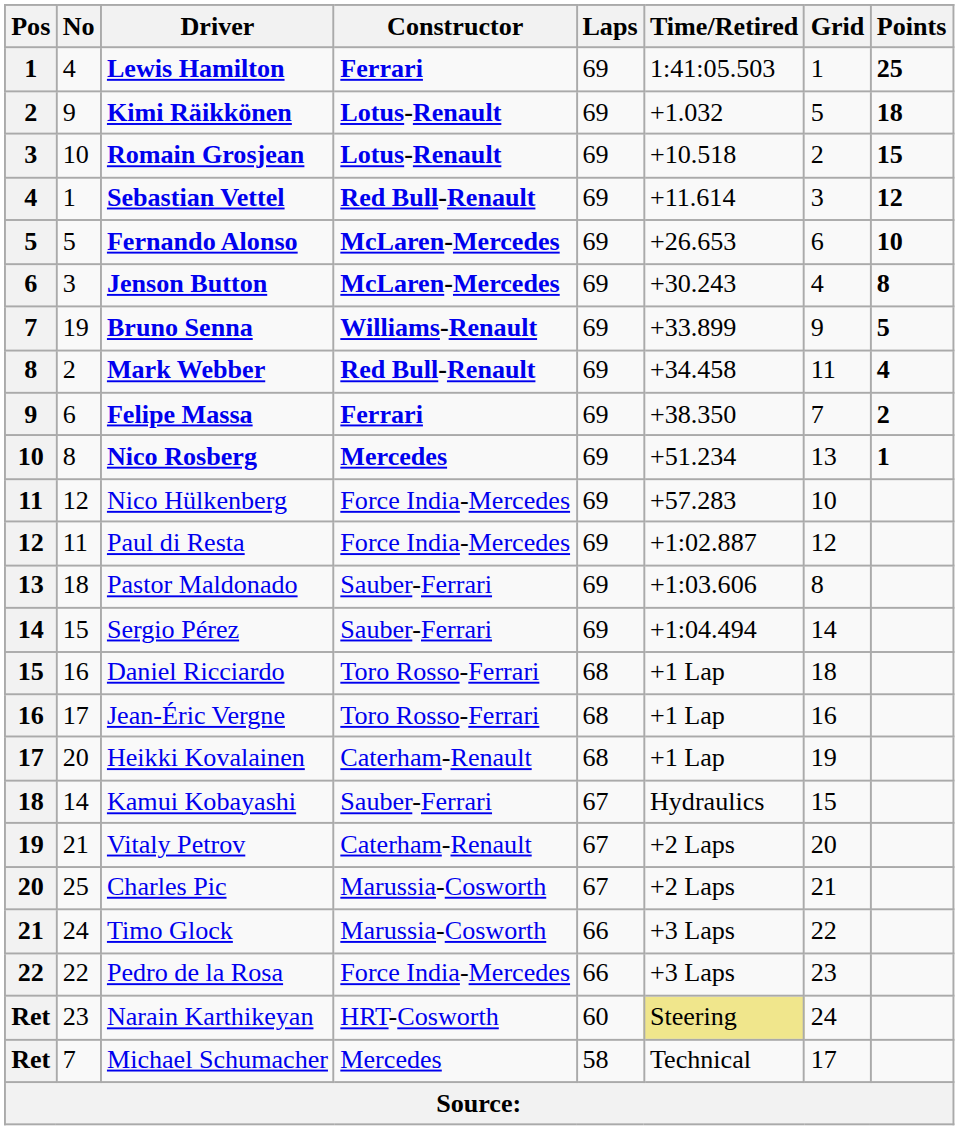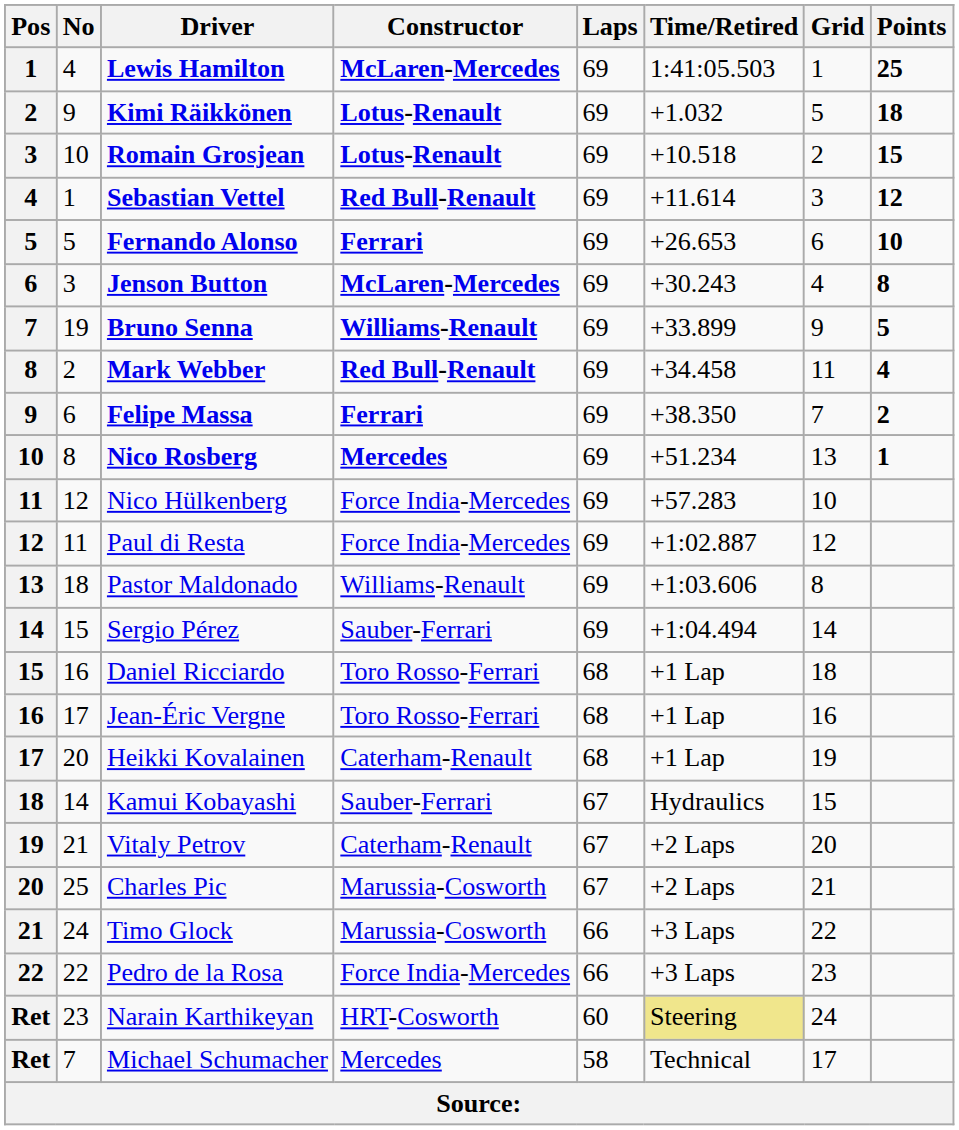(382, 68) Ferrari -> (450, 68) McLaren-Mercedes
(450, 241) McLaren-Mercedes -> (382, 241) Ferrari
(416, 585) Sauber-Ferrari -> (433, 585) Williams-Renault
